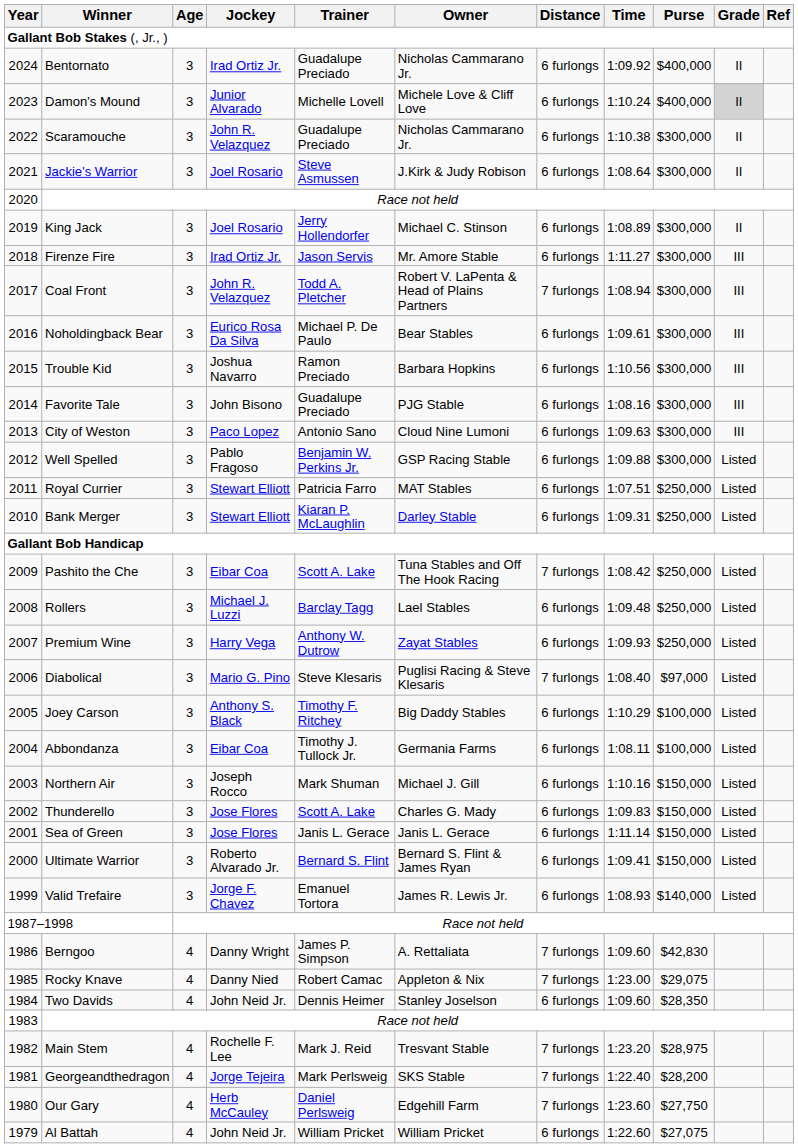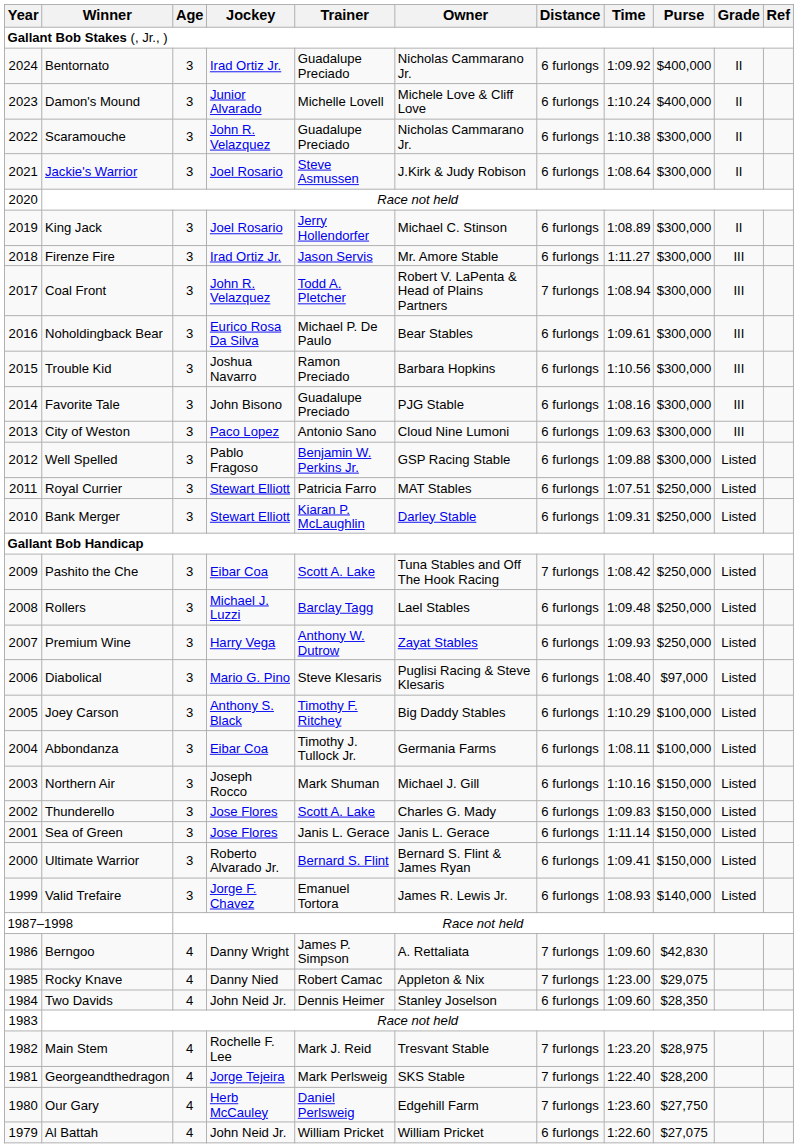(739, 101) lightgrey background -> (739, 101) no background
(570, 678) 7 furlongs -> (570, 678) 6 furlongs
